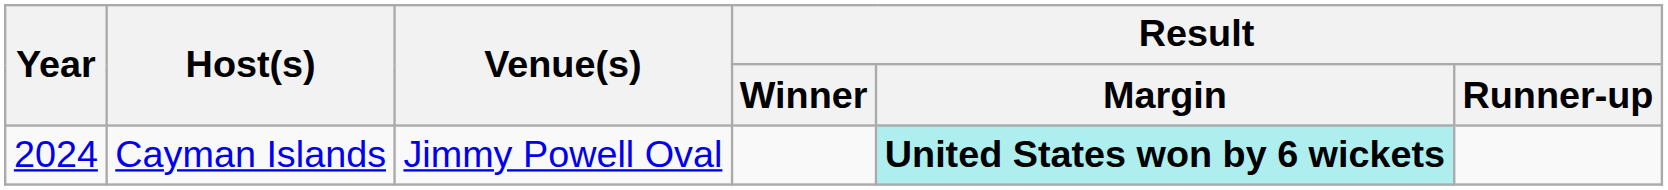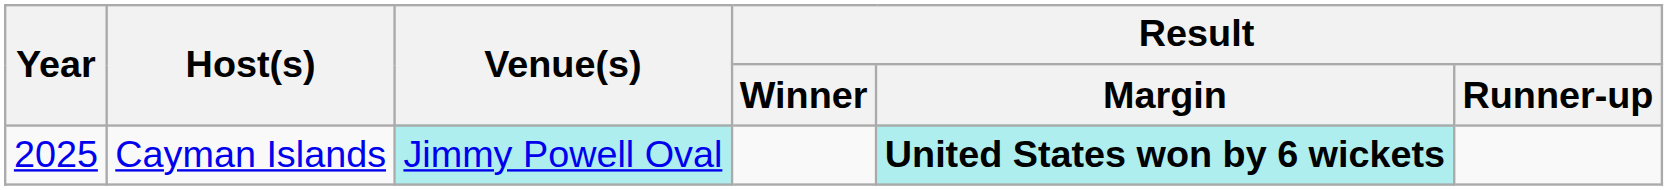(56, 154) 2024 -> (56, 154) 2025
(563, 154) no background -> (563, 154) paleturquoise background
